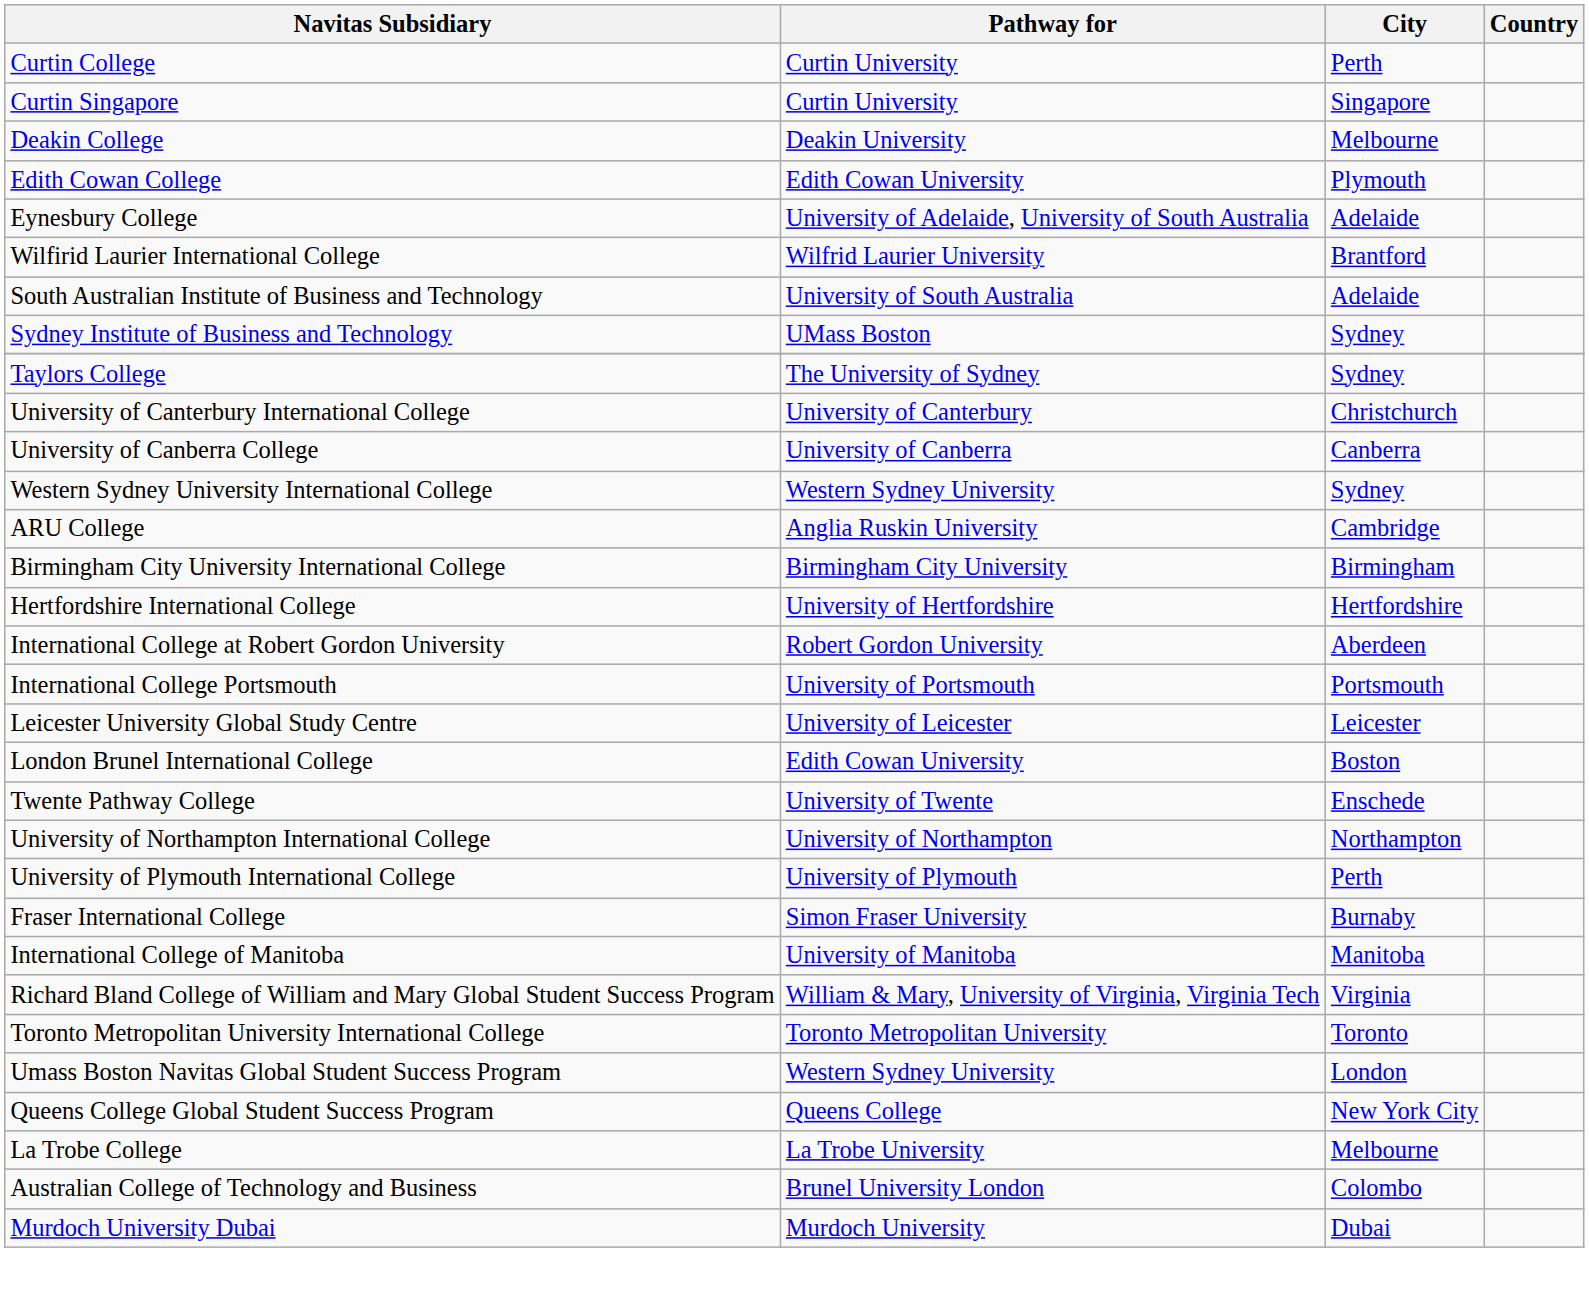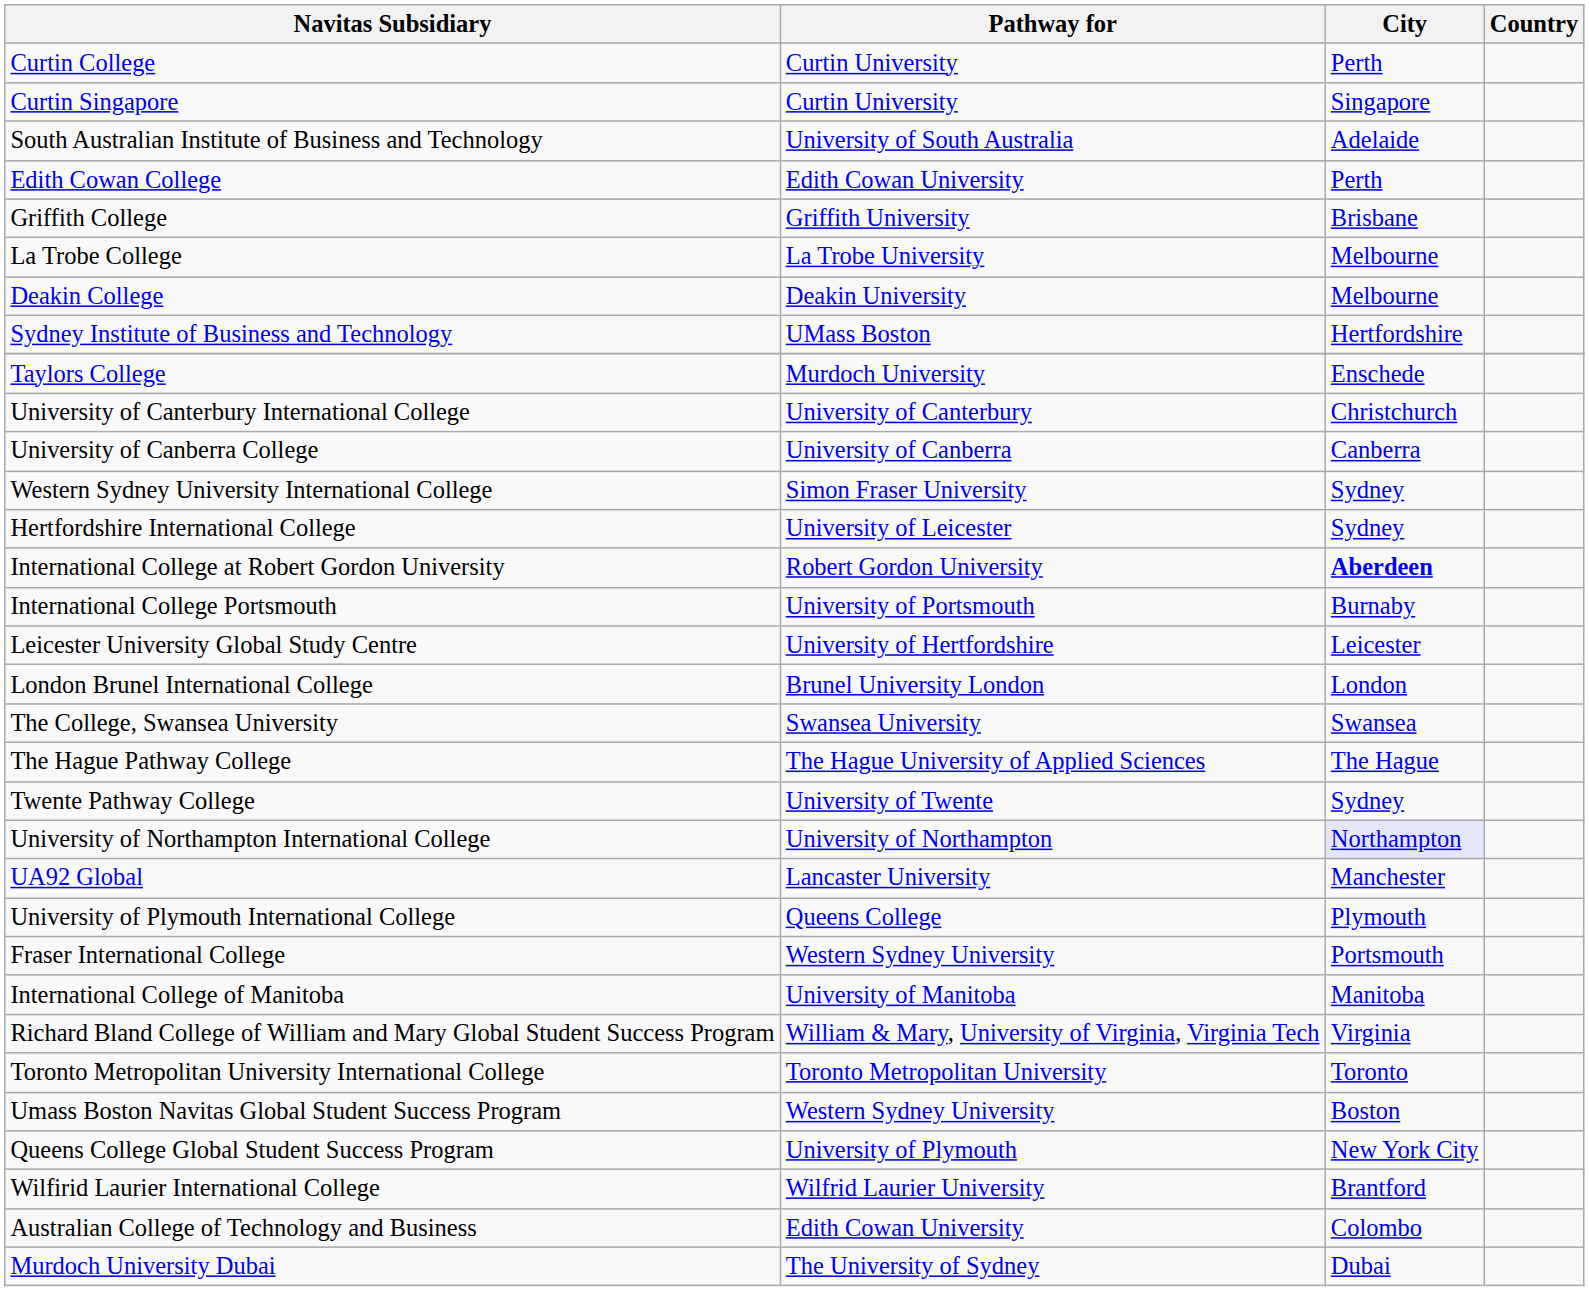rows swapped: (87, 140) <-> (277, 295)
(1378, 179) Plymouth -> (1357, 179) Perth
- row: (104, 218)
+ row: (89, 218)
rows swapped: (96, 1149) <-> (195, 256)
(1368, 334) Sydney -> (1397, 334) Hertfordshire
(913, 373) The University of Sydney -> (885, 373) Murdoch University
(1368, 373) Sydney -> (1378, 373) Enschede
(920, 489) Western Sydney University -> (906, 489) Simon Fraser University
- row: (77, 528)
- row: (258, 567)
(920, 606) University of Hertfordshire -> (899, 528) University of Leicester
(1397, 606) Hertfordshire -> (1368, 528) Sydney
(1378, 645) normal -> (1382, 567) bold
(1387, 683) Portsmouth -> (1373, 606) Burnaby
(899, 722) University of Leicester -> (920, 645) University of Hertfordshire
(905, 761) Edith Cowan University -> (915, 683) Brunel University London
(1366, 761) Boston -> (1369, 683) London
+ row: (174, 722)
+ row: (151, 761)
(1378, 800) Enschede -> (1368, 800) Sydney
(1396, 839) no background -> (1396, 839) lavender background
+ row: (77, 878)
(901, 878) University of Plymouth -> (864, 916) Queens College
(1357, 878) Perth -> (1378, 916) Plymouth
(906, 916) Simon Fraser University -> (920, 955) Western Sydney University
(1373, 916) Burnaby -> (1387, 955) Portsmouth
(1369, 1072) London -> (1366, 1110) Boston
(864, 1110) Queens College -> (901, 1149) University of Plymouth
(915, 1188) Brunel University London -> (905, 1227) Edith Cowan University
(885, 1227) Murdoch University -> (913, 1266) The University of Sydney
